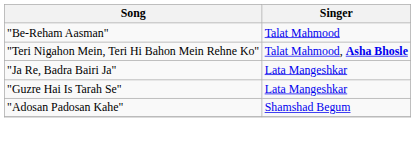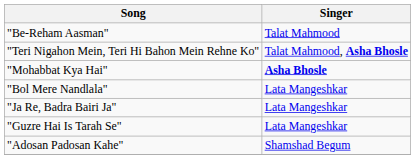+ row: (57, 70)
+ row: (57, 88)
